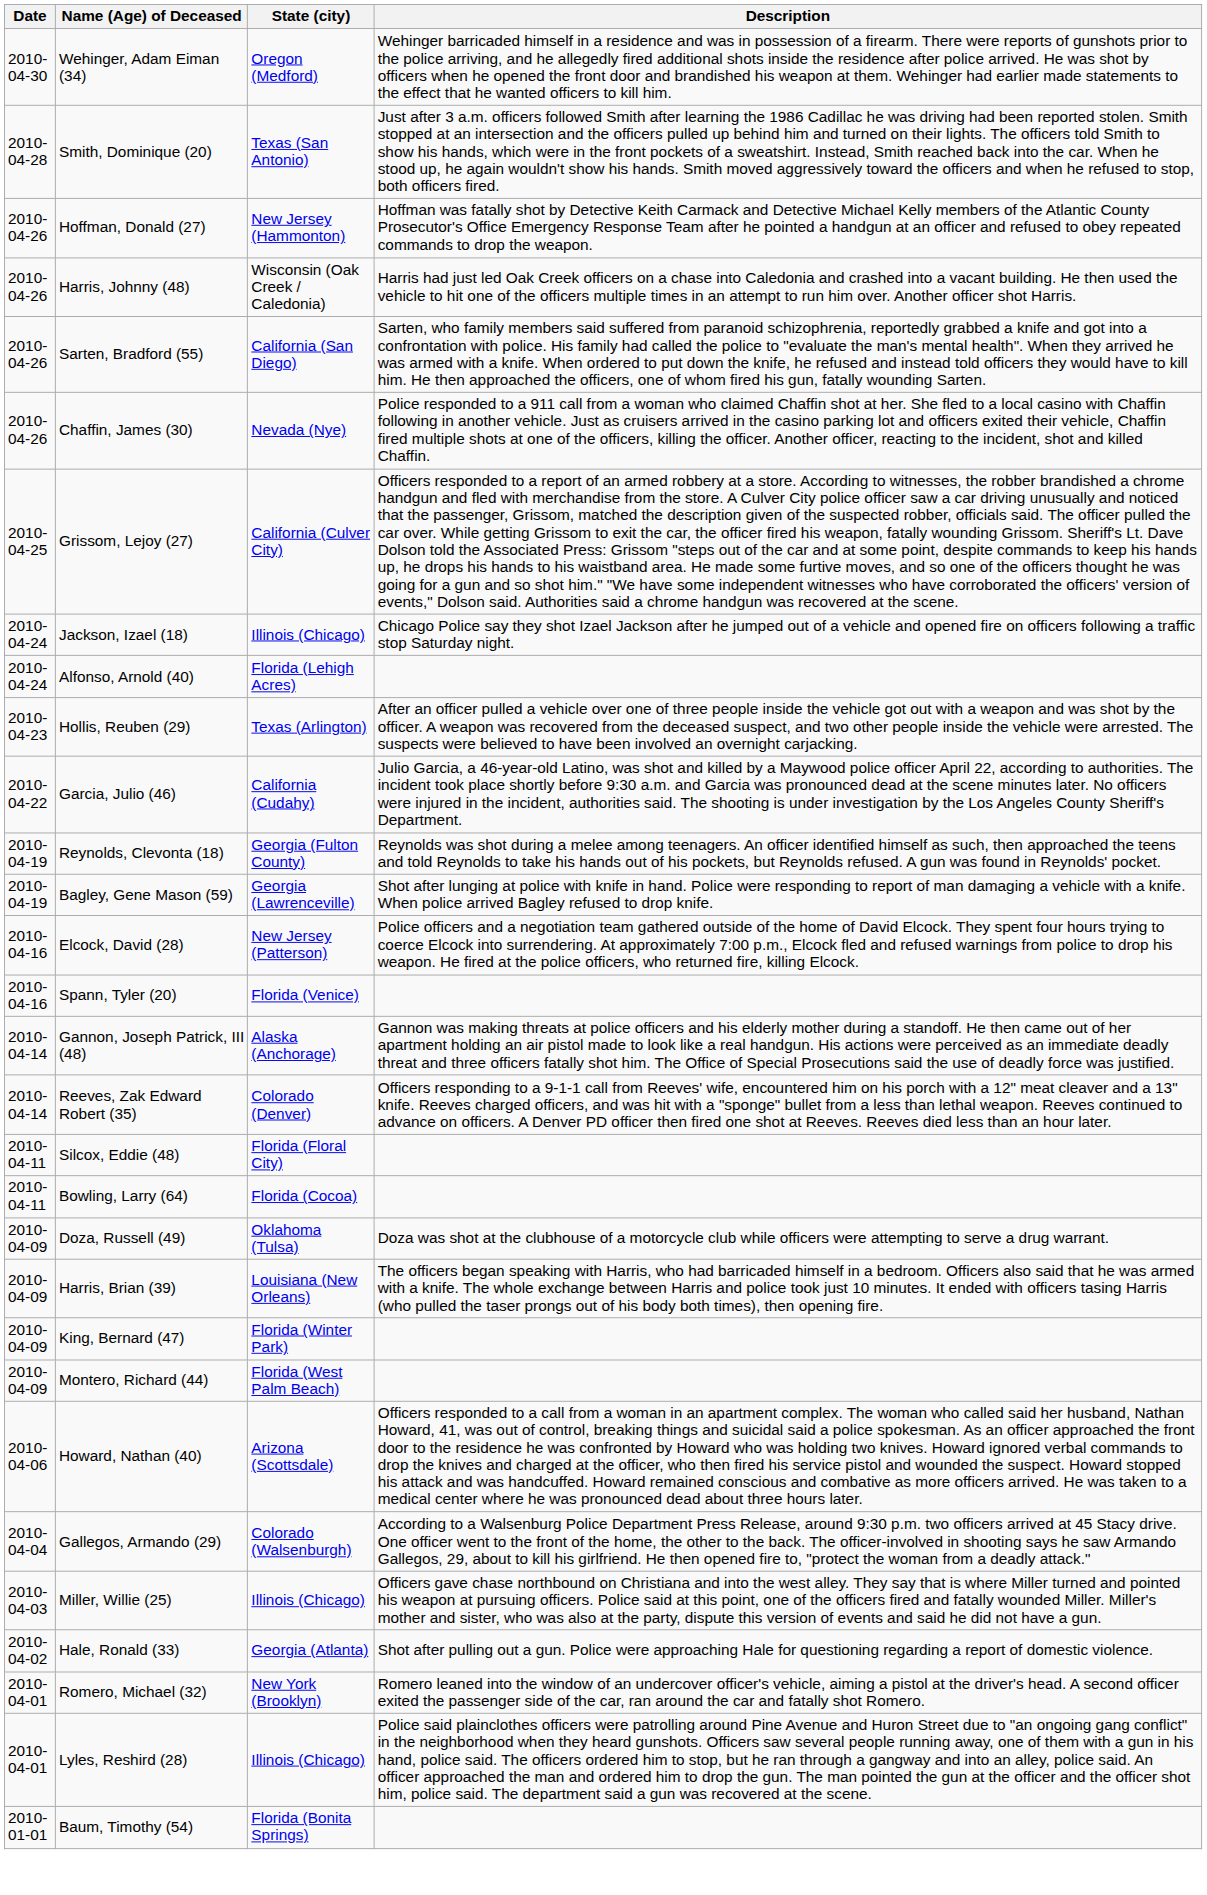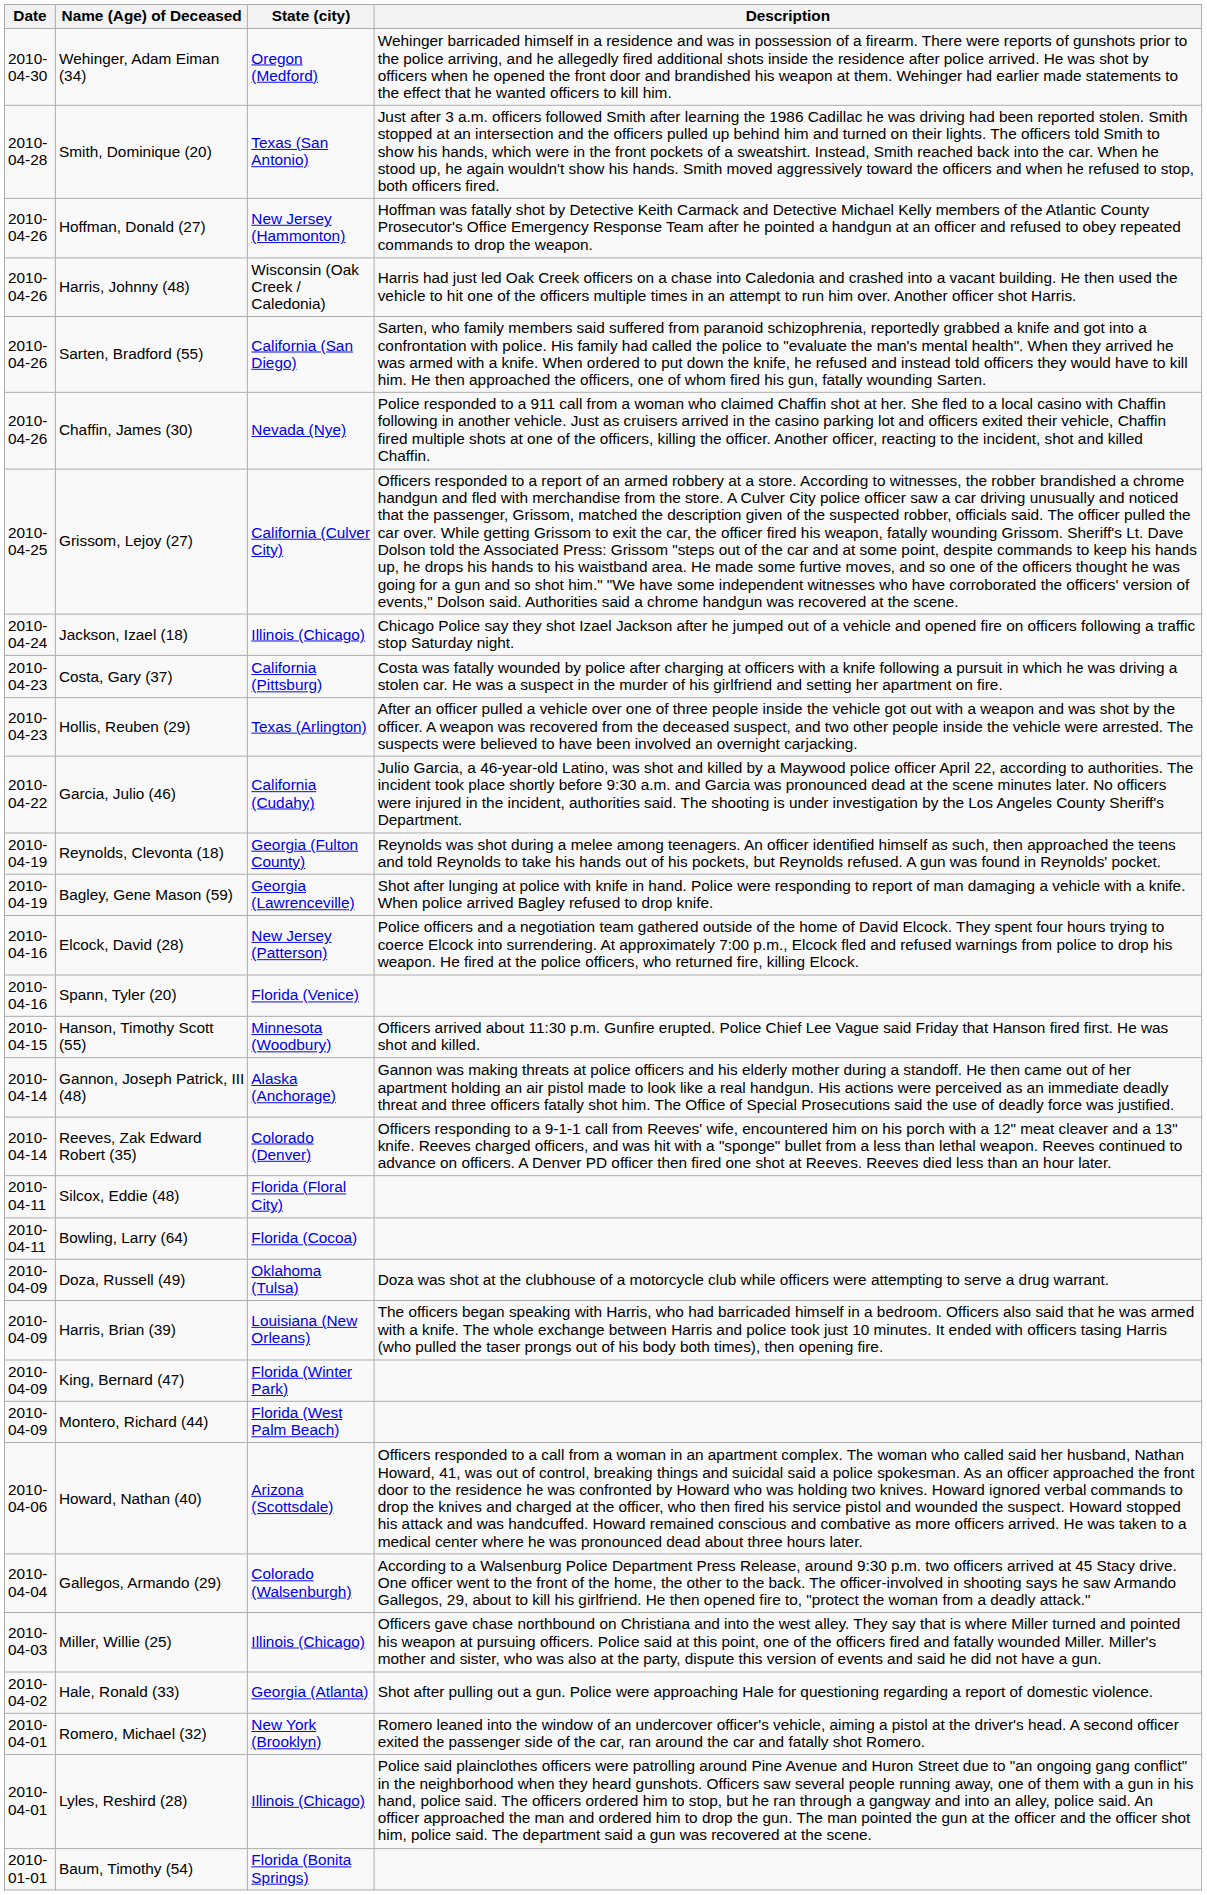- row: (126, 676)
+ row: (116, 676)
+ row: (136, 1037)
